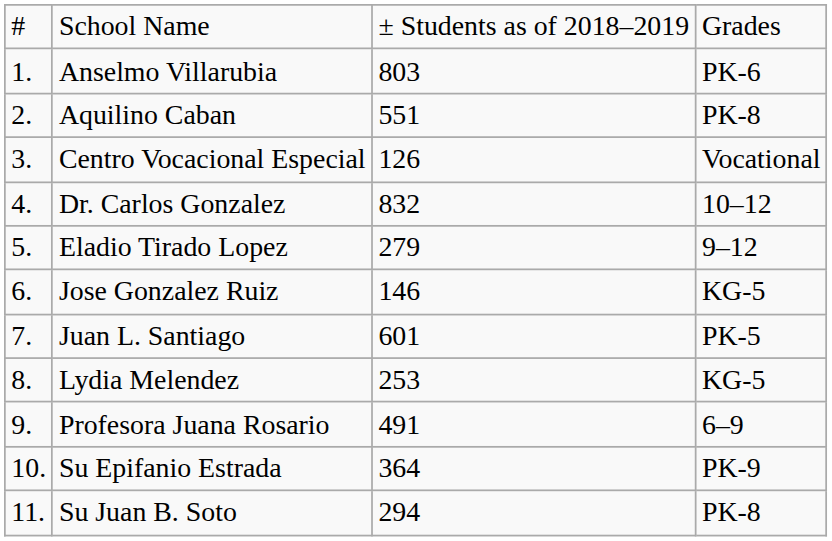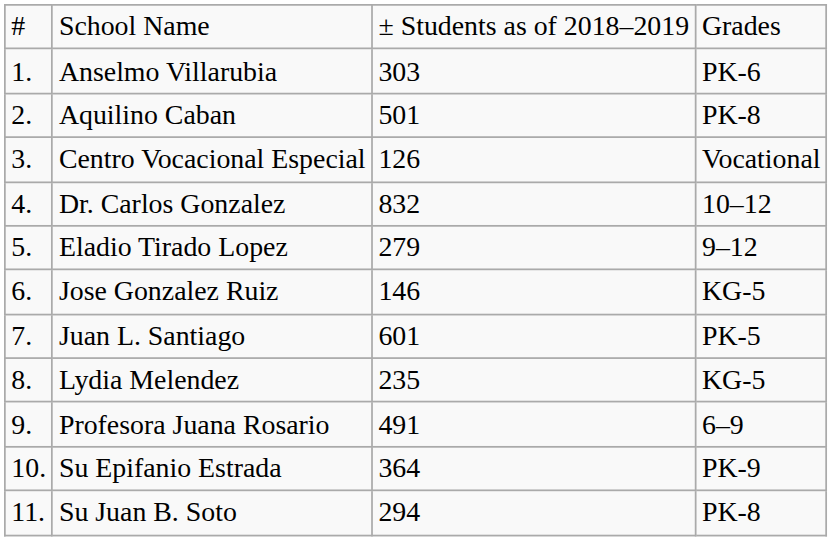(399, 70) 803 -> (399, 70) 303
(399, 114) 551 -> (399, 114) 501
(399, 379) 253 -> (399, 379) 235
